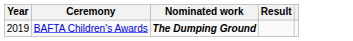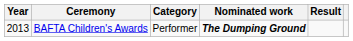+ column: (175, 12)
(18, 28) 2019 -> (18, 28) 2013
